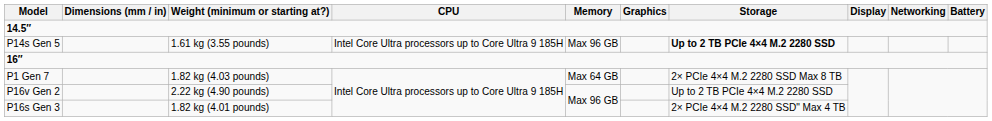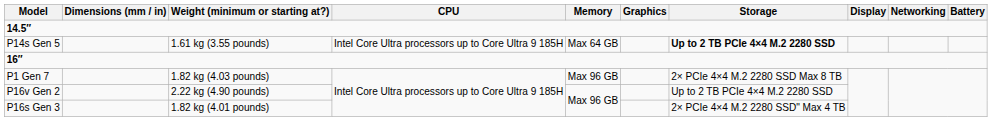(593, 44) Max 96 GB -> (593, 44) Max 64 GB
(593, 76) Max 64 GB -> (593, 76) Max 96 GB
